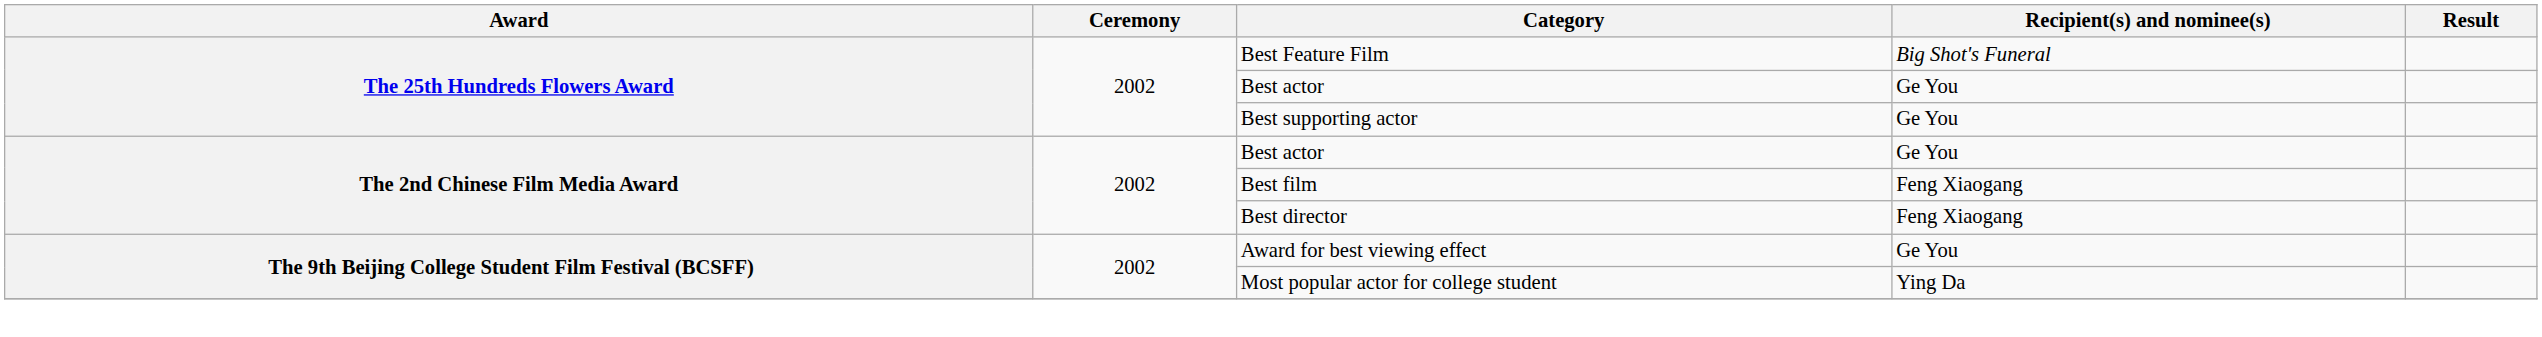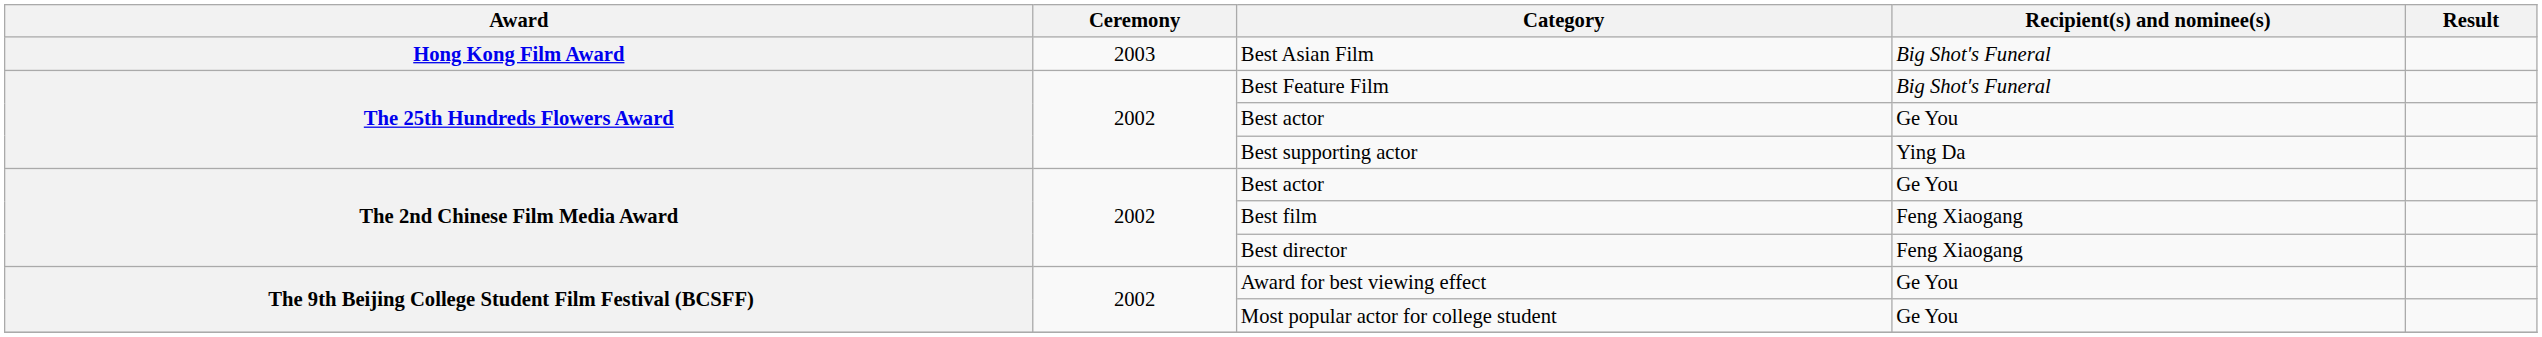+ row: (519, 53)
(1927, 119) Ge You -> (1931, 151) Ying Da
(1931, 282) Ying Da -> (1927, 315) Ge You
